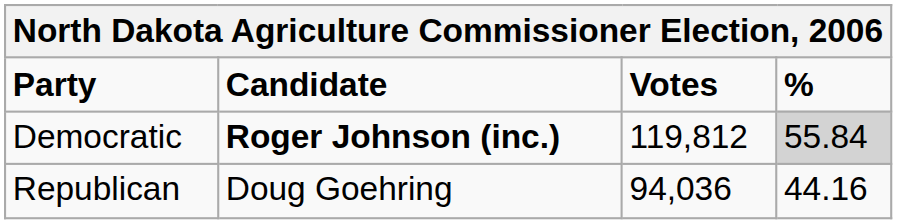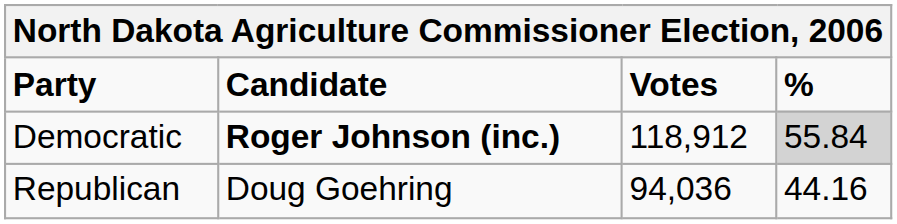(689, 137) 119,812 -> (689, 137) 118,912
